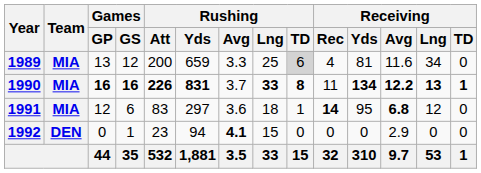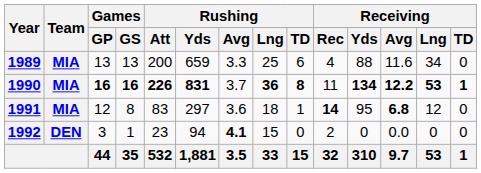(130, 62) 12 -> (130, 62) 13
(300, 62) lightgrey background -> (300, 62) no background
(364, 62) 81 -> (364, 62) 88
(270, 86) 33 -> (270, 86) 36
(433, 86) 13 -> (433, 86) 53
(130, 109) 6 -> (130, 109) 8
(102, 132) 0 -> (102, 132) 3
(330, 132) 0 -> (330, 132) 2
(399, 132) 2.9 -> (399, 132) 0.0
